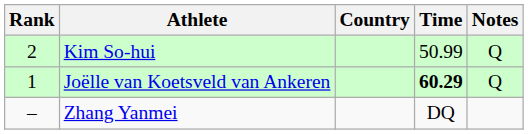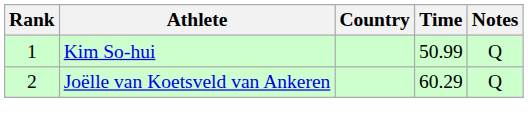(32, 50) 2 -> (32, 50) 1
(32, 81) 1 -> (32, 81) 2
(441, 81) bold -> (441, 81) normal
- row: (121, 112)
